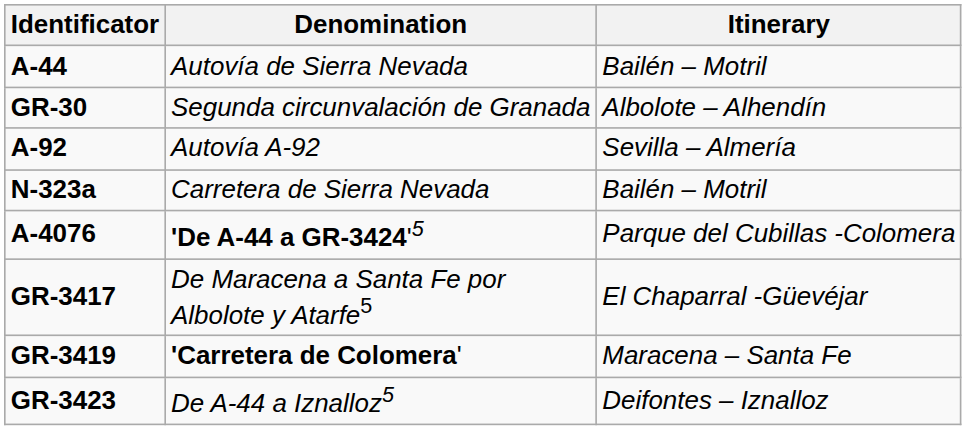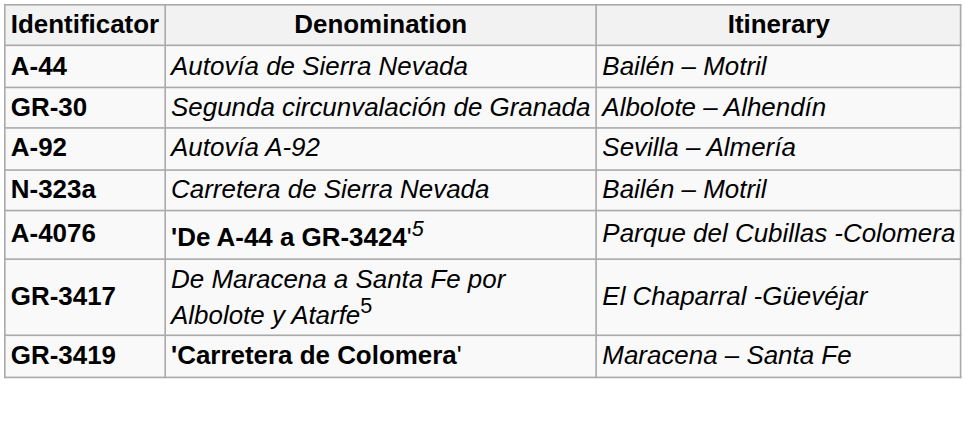- row: (63, 400)
